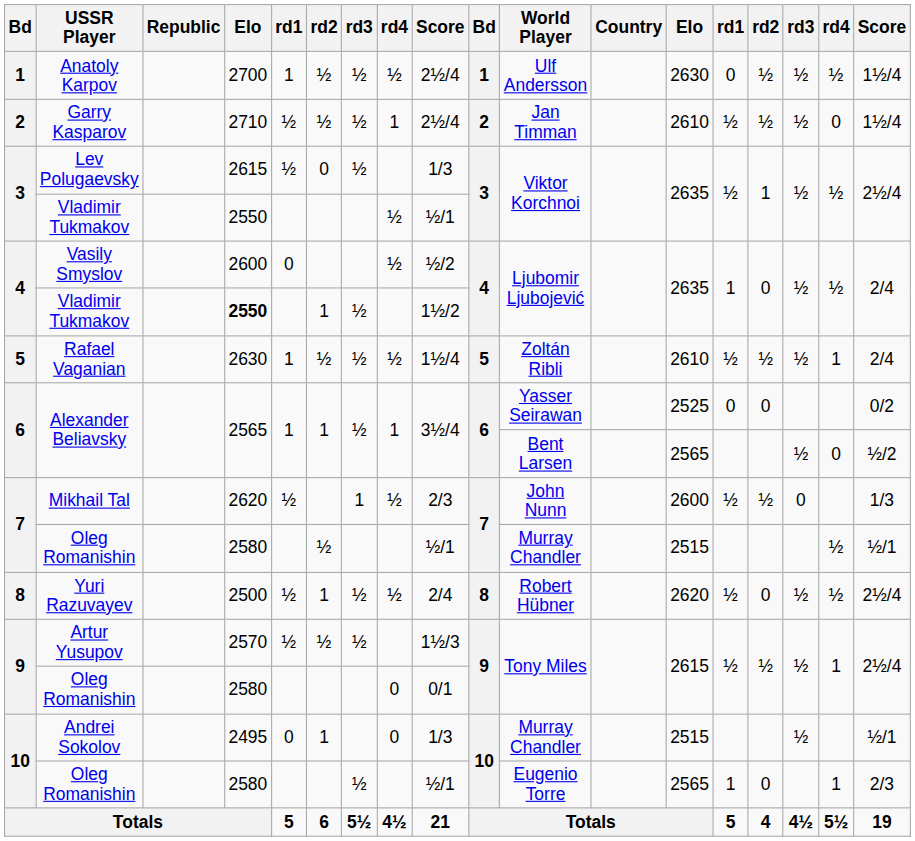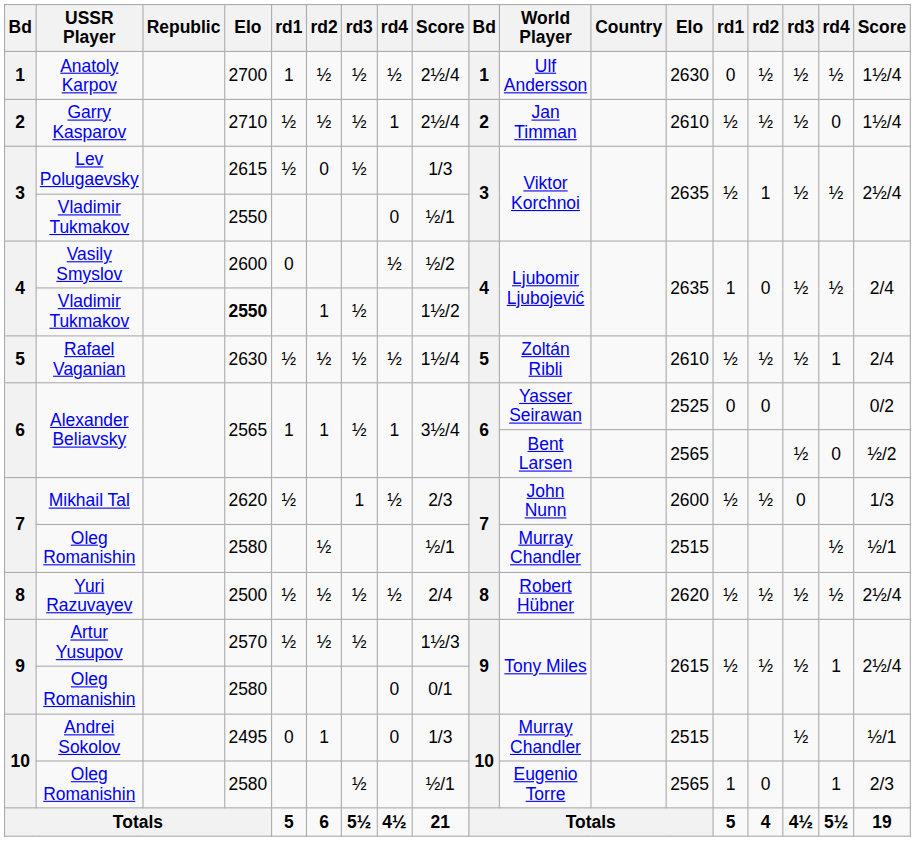(394, 217) ½ -> (394, 217) 0
(289, 359) 1 -> (289, 359) ½
(324, 595) 1 -> (324, 595) ½
(766, 595) 0 -> (766, 595) ½
